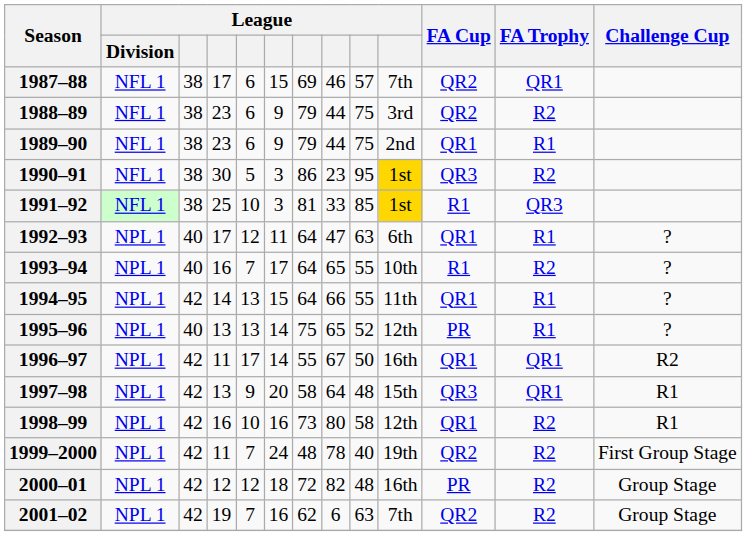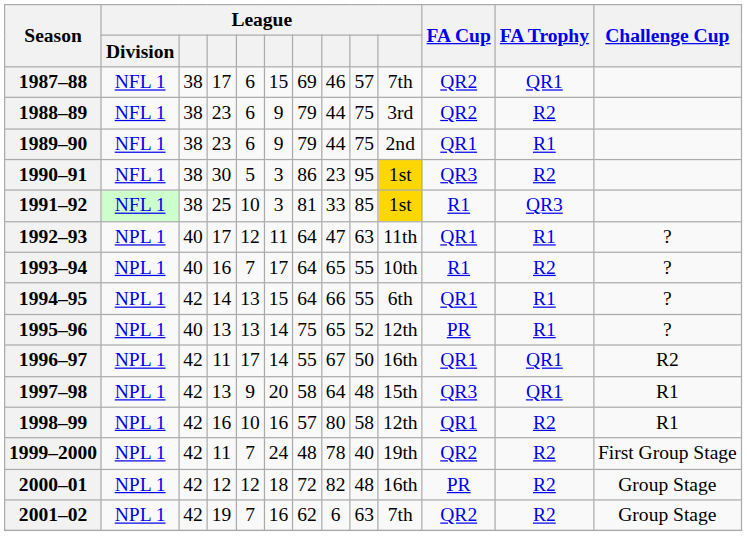(400, 236) 6th -> (400, 236) 11th
(400, 298) 11th -> (400, 298) 6th
(307, 422) 73 -> (307, 422) 57
